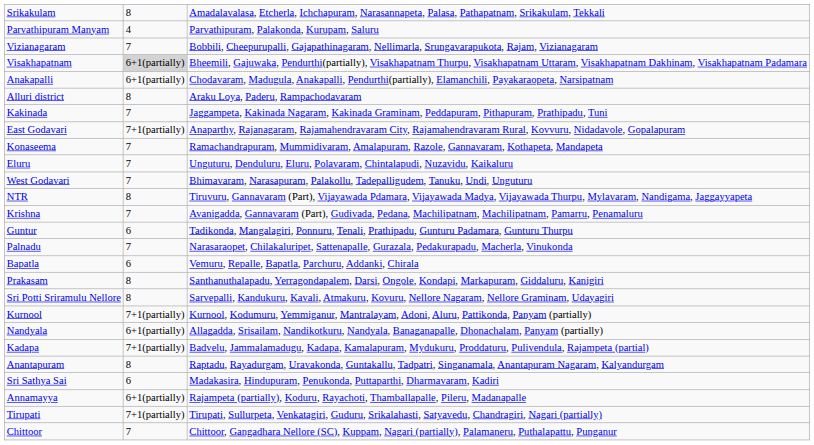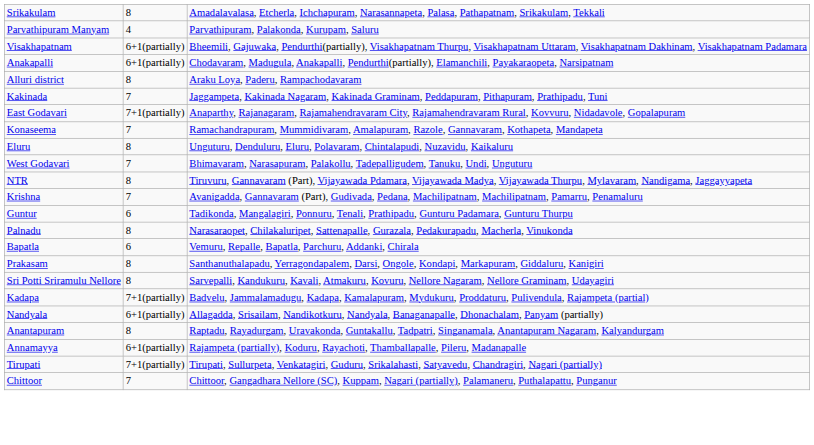- row: (36, 46)
(155, 63) lightgrey background -> (155, 46) no background
(128, 163) 7 -> (128, 146) 8
(128, 247) 7 -> (128, 230) 8
- row: (24, 314)
rows swapped: (27, 331) <-> (23, 347)
- row: (37, 381)
